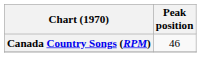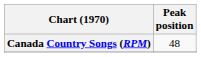(175, 43) 46 -> (175, 43) 48
